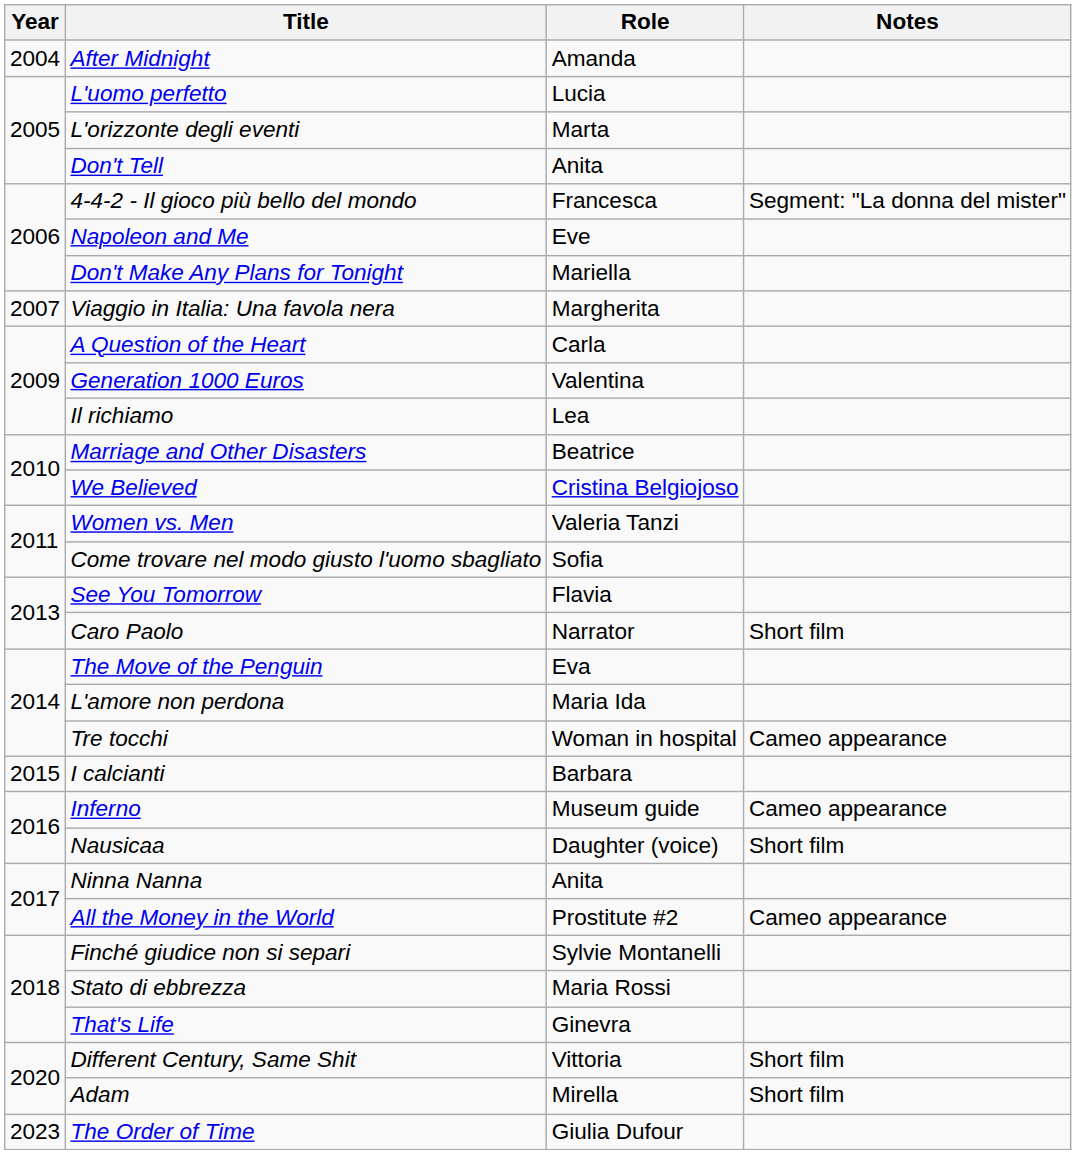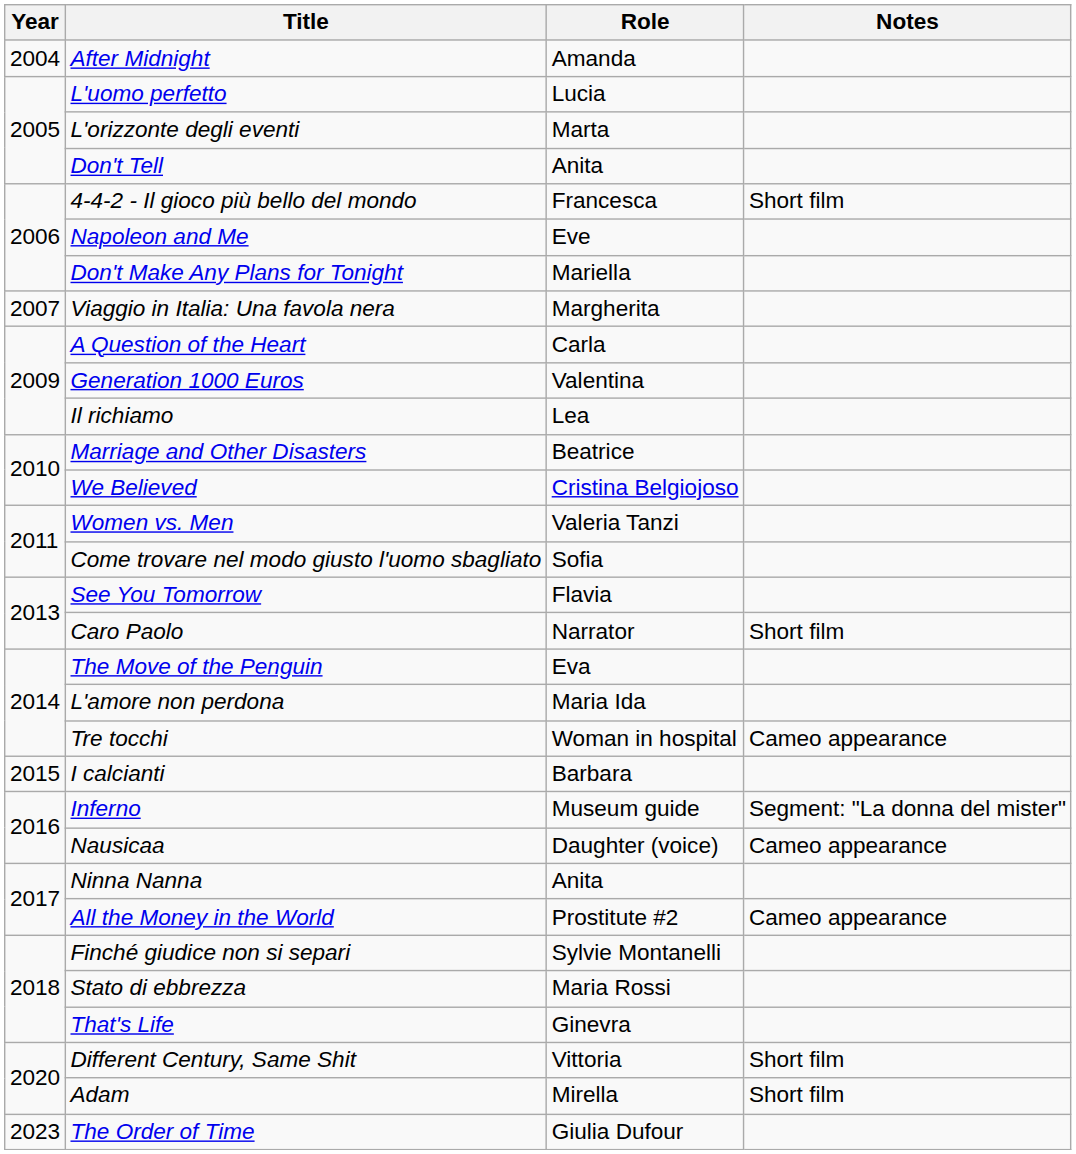(907, 201) Segment: "La donna del mister" -> (797, 201) Short film
(848, 809) Cameo appearance -> (907, 809) Segment: "La donna del mister"
(797, 845) Short film -> (848, 845) Cameo appearance
